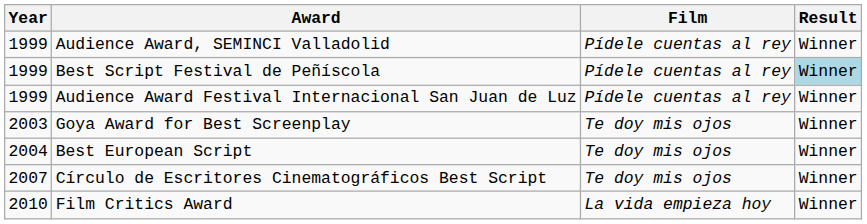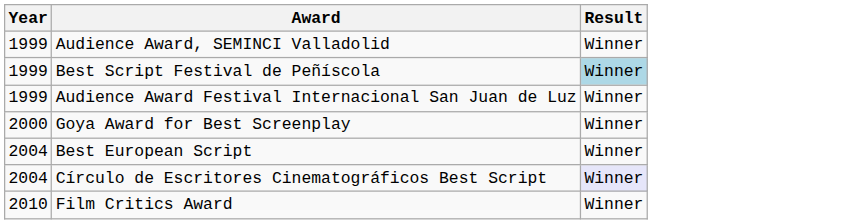- column: (688, 18)
(28, 125) 2003 -> (28, 125) 2000
(28, 178) 2007 -> (28, 178) 2004
(828, 178) no background -> (614, 178) lavender background
